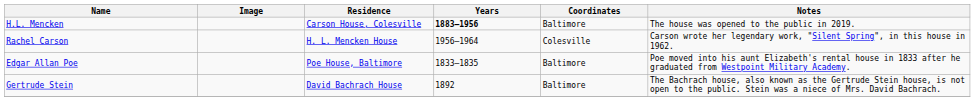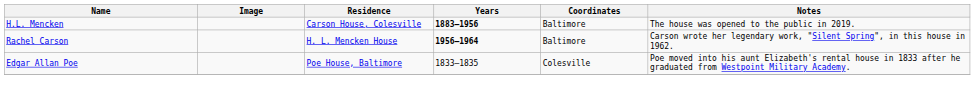(457, 41) normal -> (457, 41) bold
(567, 41) Colesville -> (564, 41) Baltimore
(564, 63) Baltimore -> (567, 63) Colesville
- row: (40, 85)
